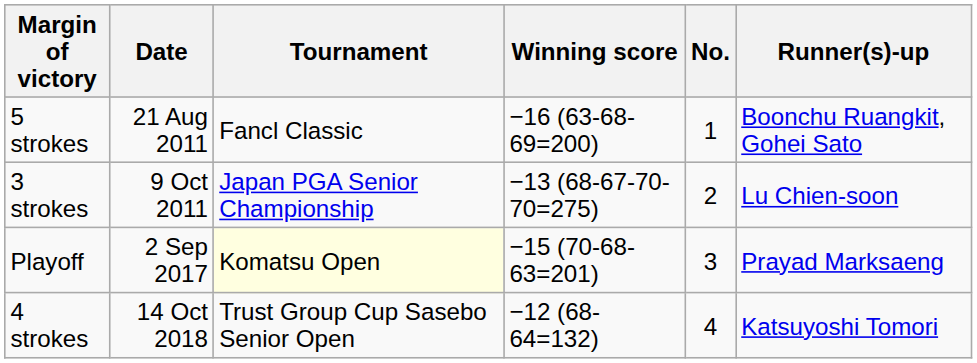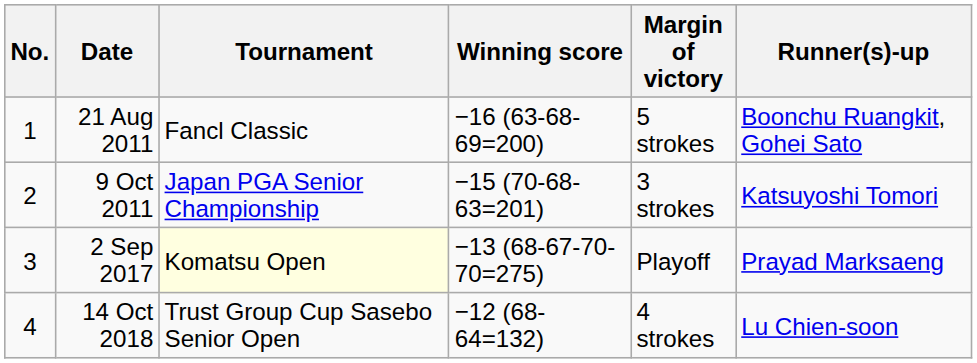columns swapped: (711, 51) <-> (57, 51)
(590, 195) −13 (68-67-70-70=275) -> (518, 195) −15 (70-68-63=201)
(820, 195) Lu Chien-soon -> (840, 195) Katsuyoshi Tomori
(572, 261) −15 (70-68-63=201) -> (535, 261) −13 (68-67-70-70=275)
(840, 326) Katsuyoshi Tomori -> (820, 326) Lu Chien-soon
